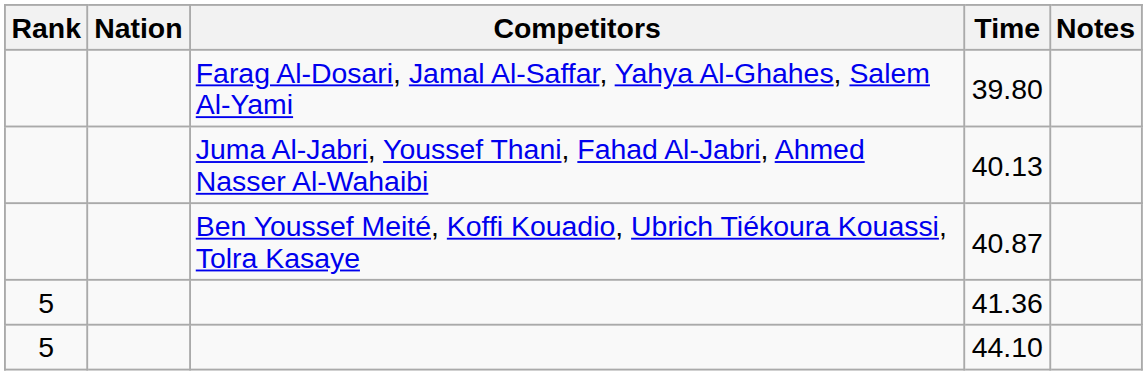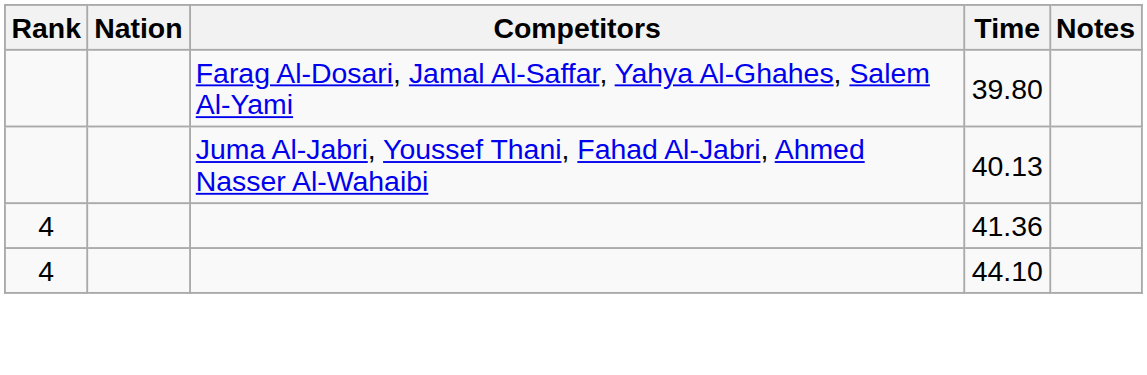- row: (1007, 242)
(46, 303) 5 -> (46, 226) 4
(46, 348) 5 -> (46, 271) 4
